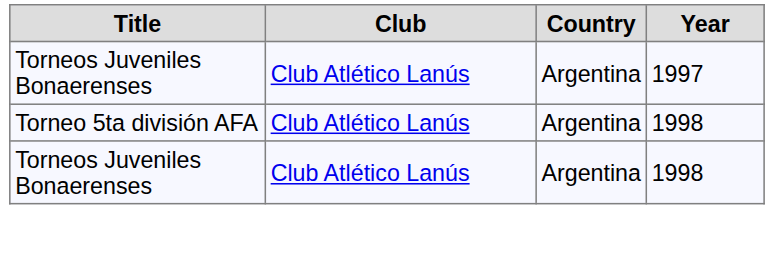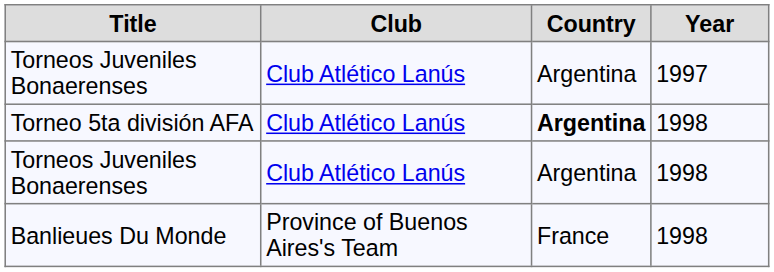(591, 123) normal -> (591, 123) bold
+ row: (119, 235)
